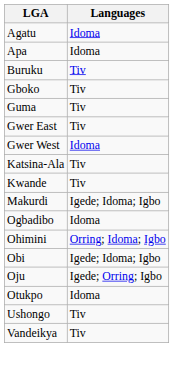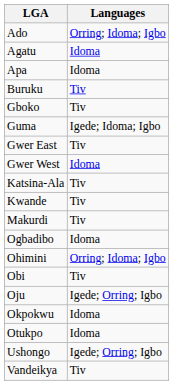+ row: (17, 32)
(78, 107) Tiv -> (115, 126) Igede; Idoma; Igbo
(115, 201) Igede; Idoma; Igbo -> (78, 220) Tiv
(115, 257) Igede; Idoma; Igbo -> (78, 276) Tiv
+ row: (30, 314)
(78, 314) Tiv -> (116, 351) Igede; Orring; Igbo
